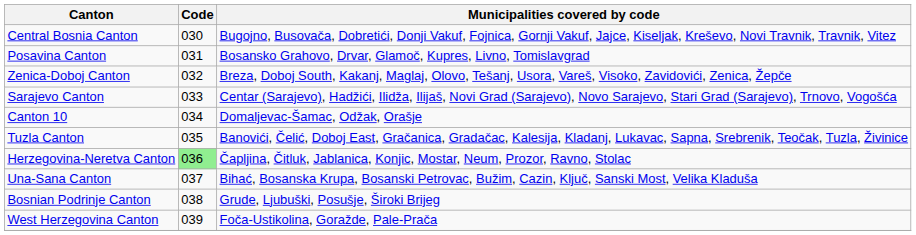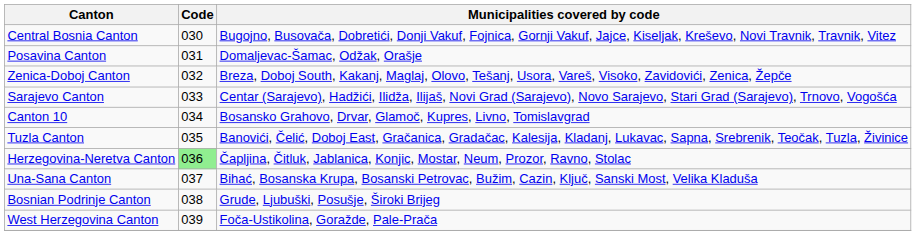(405, 55) Bosansko Grahovo, Drvar, Glamoč, Kupres, Livno, Tomislavgrad -> (321, 55) Domaljevac-Šamac, Odžak, Orašje
(321, 117) Domaljevac-Šamac, Odžak, Orašje -> (405, 117) Bosansko Grahovo, Drvar, Glamoč, Kupres, Livno, Tomislavgrad
